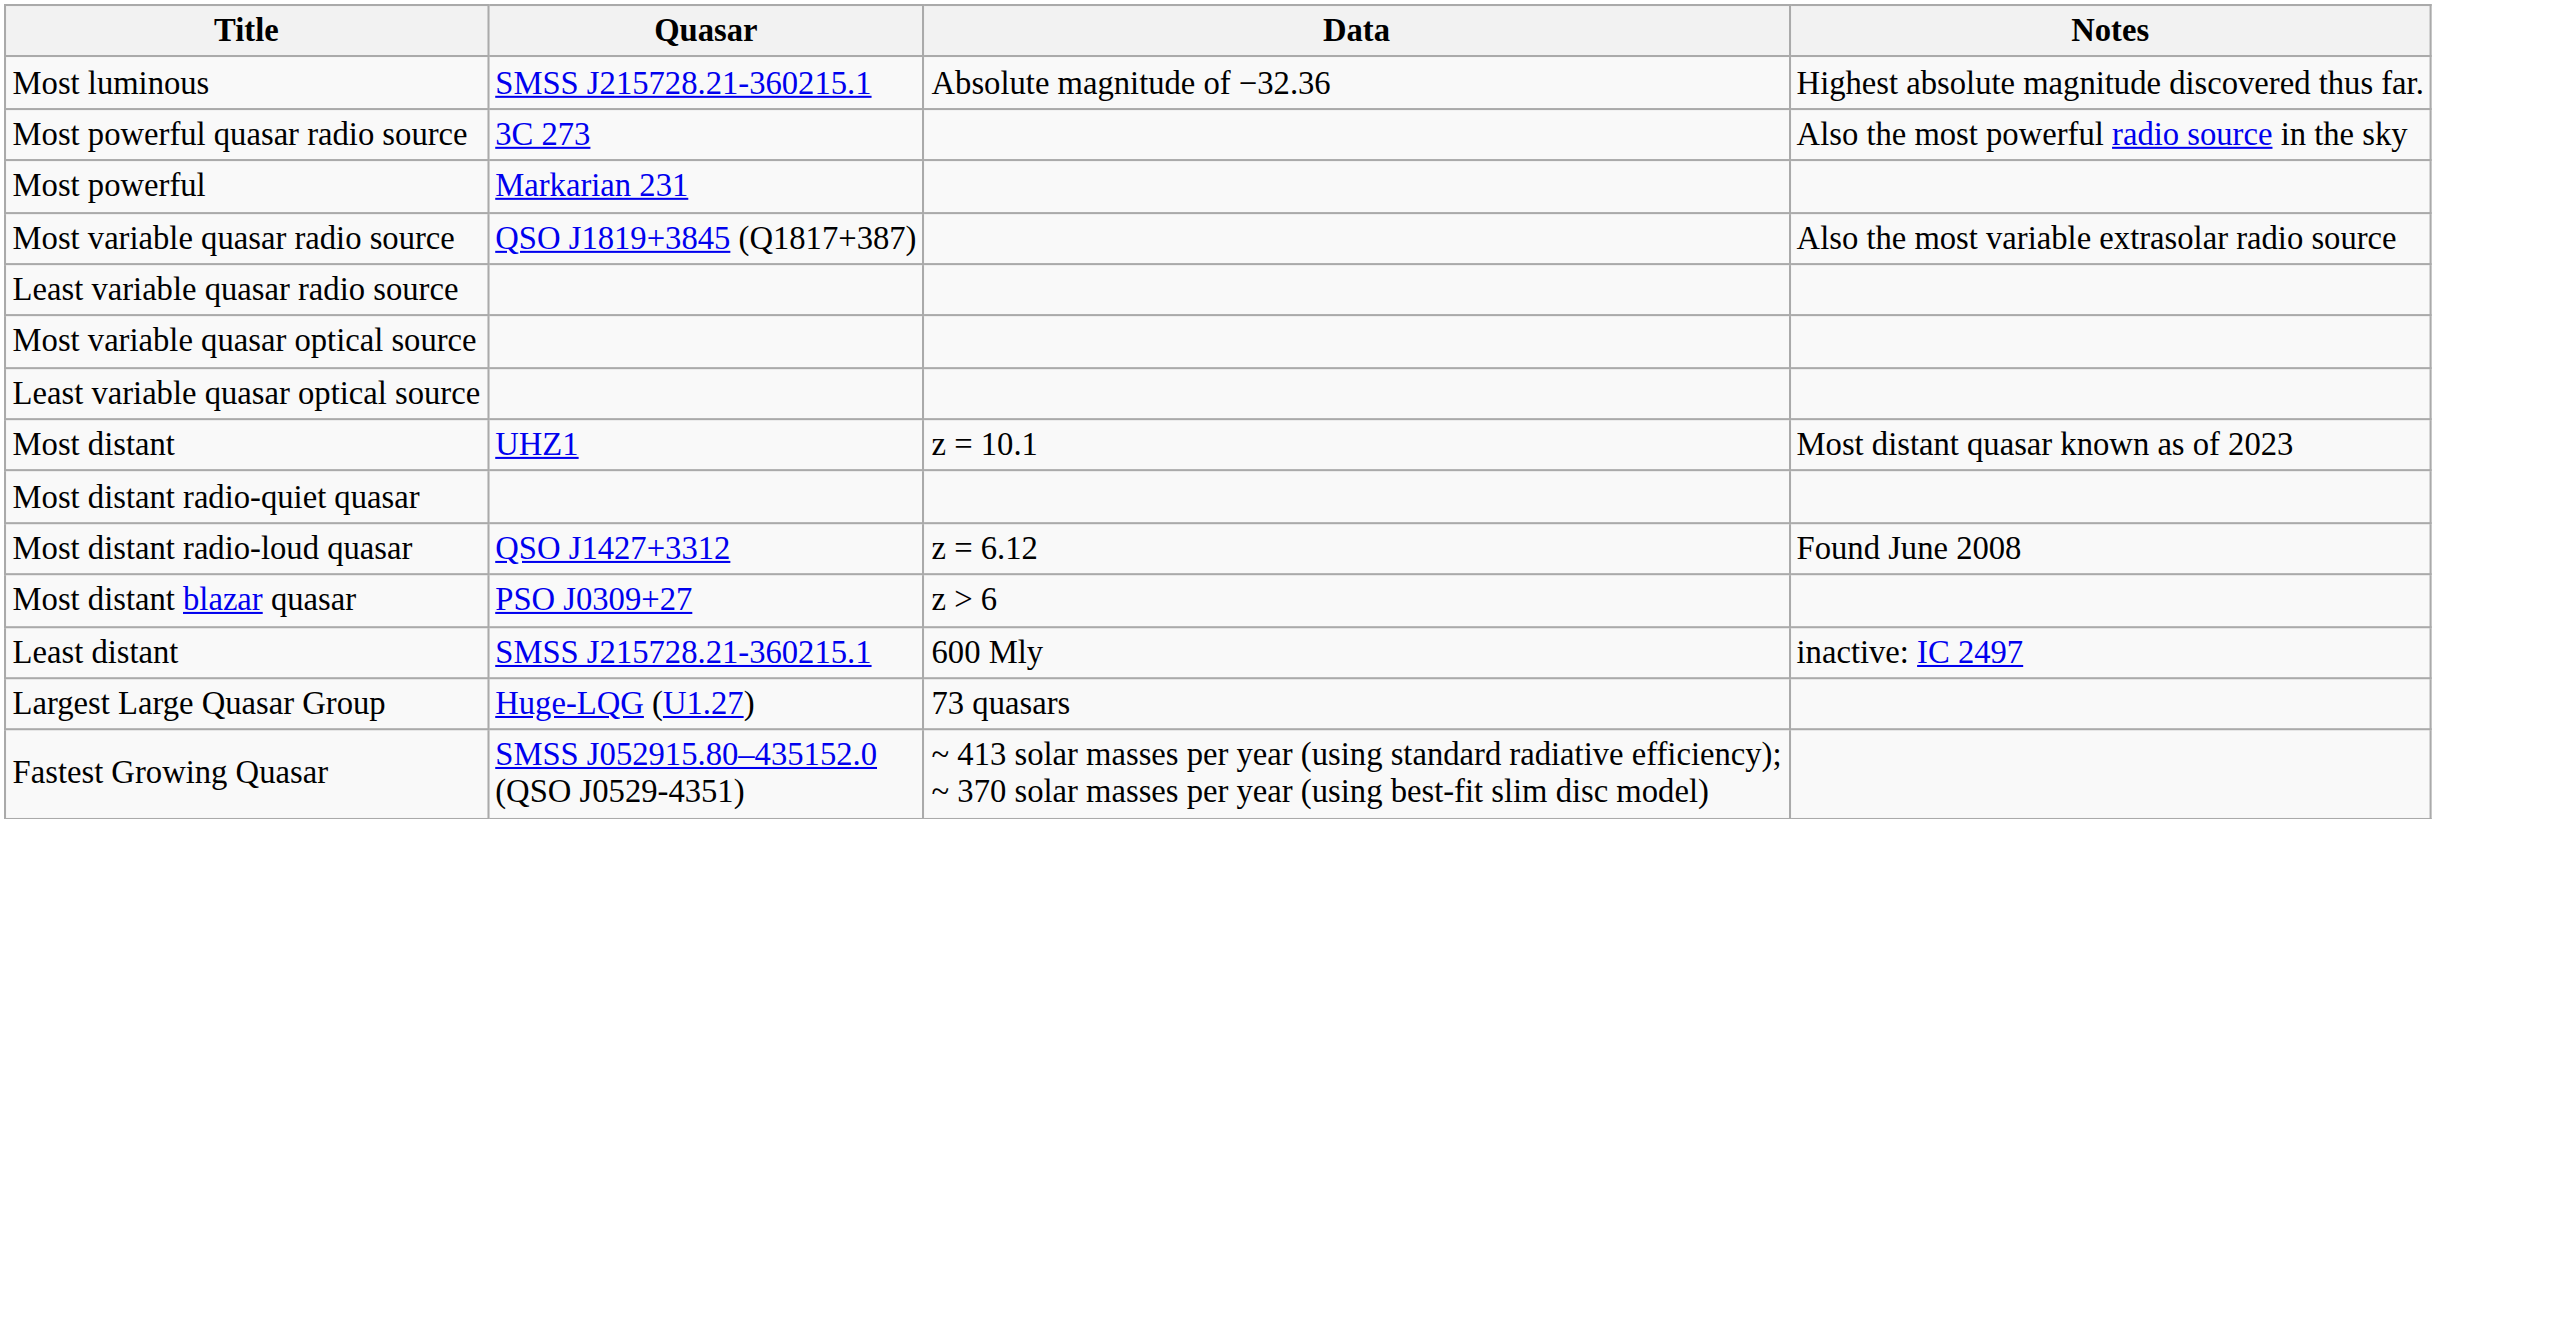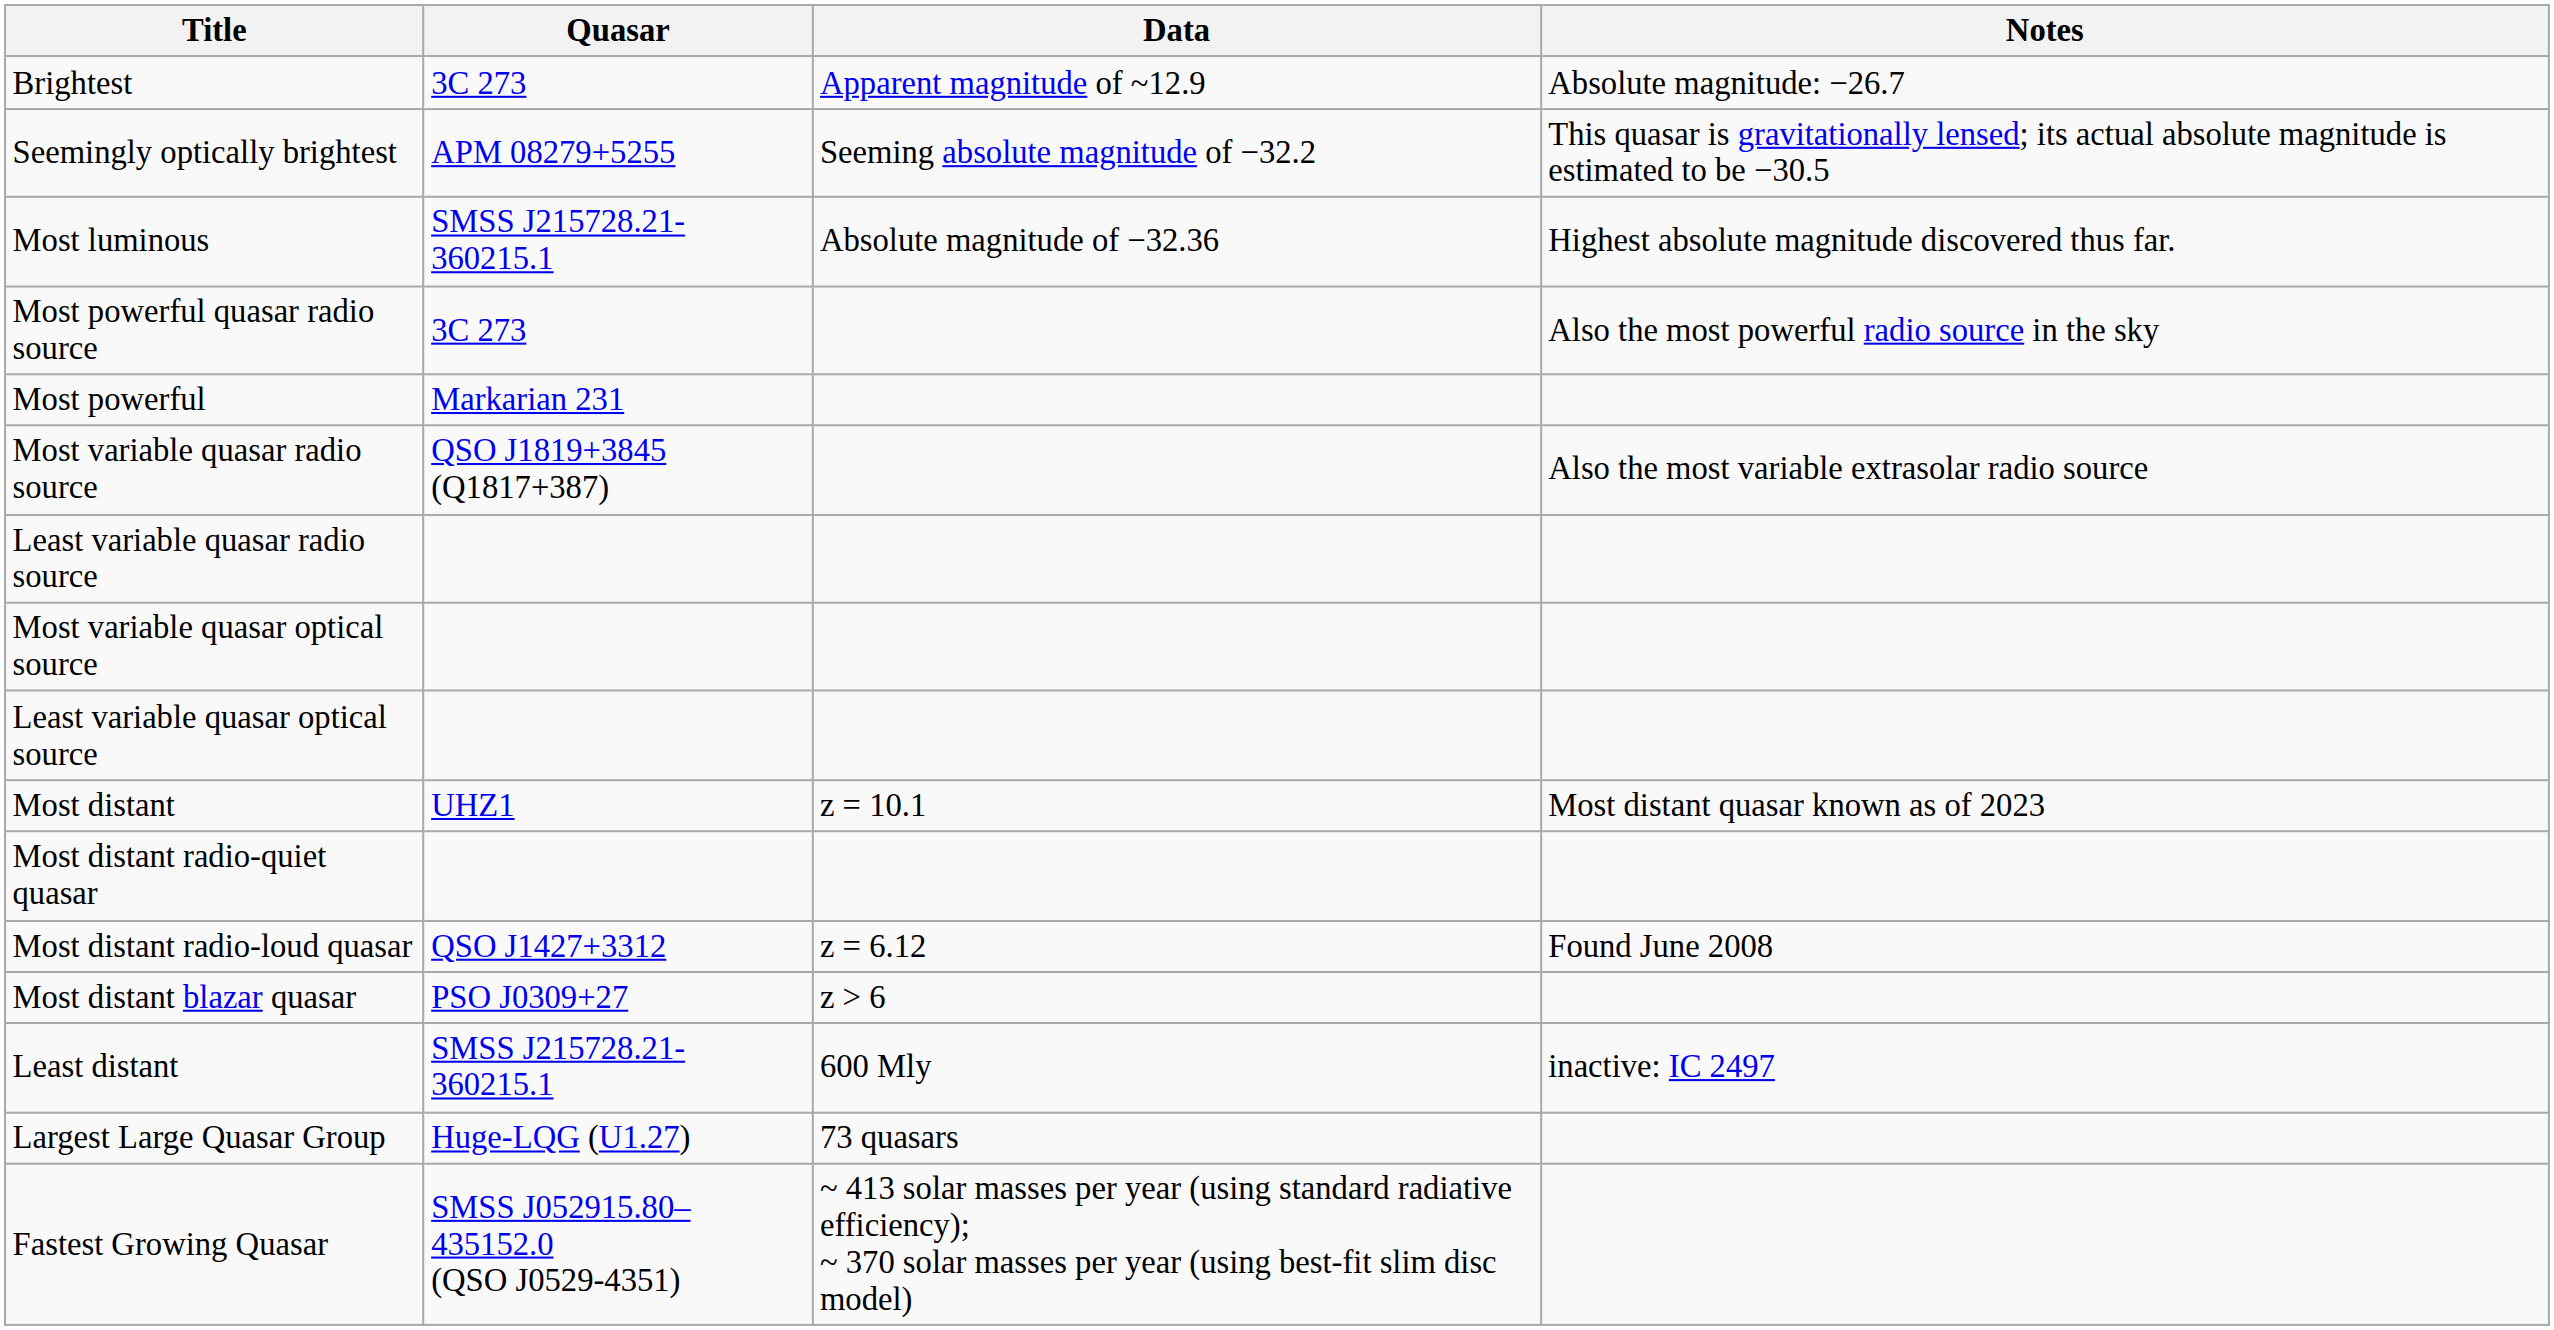+ row: (72, 82)
+ row: (205, 152)
